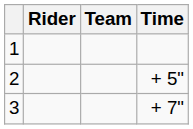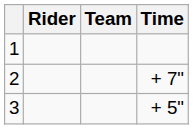(167, 78) + 5" -> (167, 78) + 7"
(167, 108) + 7" -> (167, 108) + 5"
